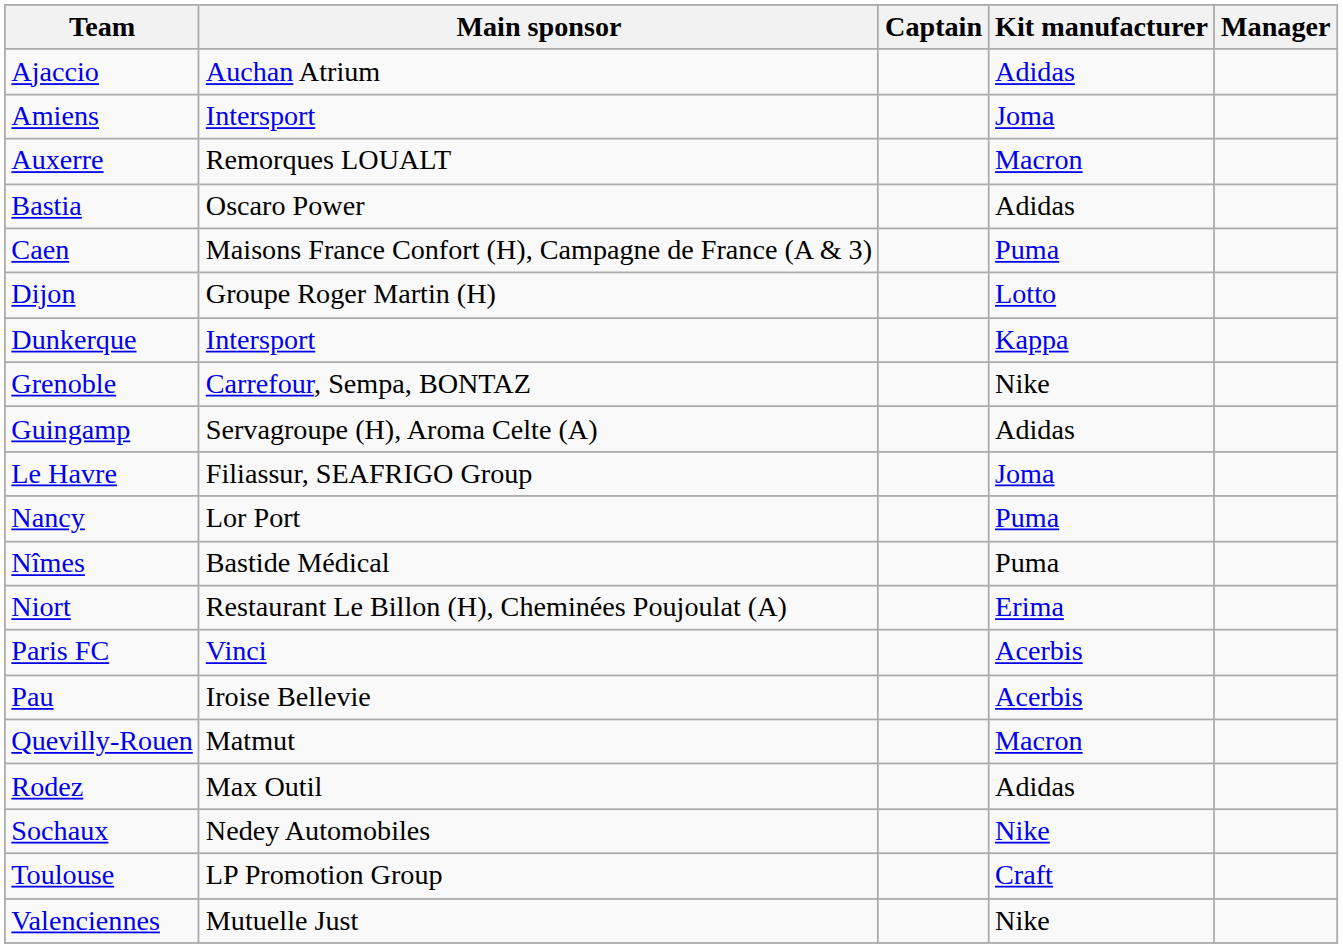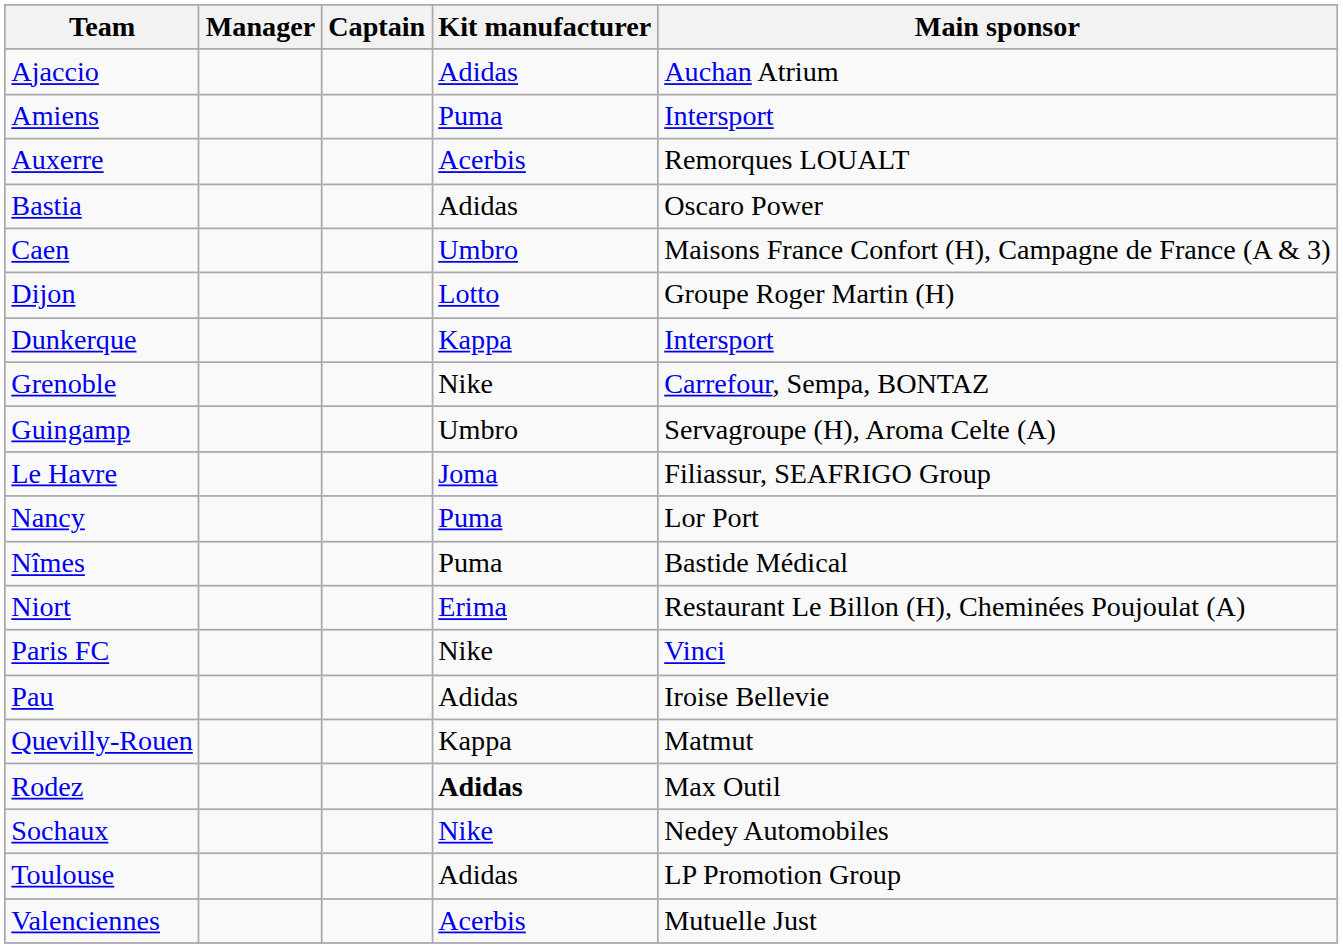columns swapped: (1276, 26) <-> (539, 26)
(1025, 116) Joma -> (470, 116) Puma
(1039, 160) Macron -> (482, 160) Acerbis
(1027, 250) Puma -> (478, 250) Umbro
(1035, 428) Adidas -> (478, 428) Umbro
(1039, 652) Acerbis -> (466, 652) Nike
(1039, 696) Acerbis -> (478, 696) Adidas
(1039, 741) Macron -> (475, 741) Kappa
(1035, 786) normal -> (481, 786) bold
(1024, 875) Craft -> (478, 875) Adidas
(1022, 920) Nike -> (482, 920) Acerbis
